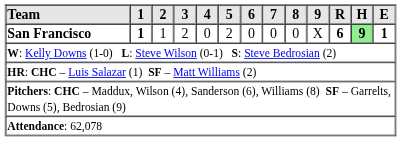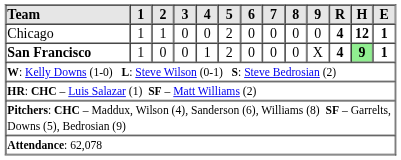+ row: (31, 33)
(141, 33) bold -> (141, 52) normal
(163, 33) 1 -> (163, 52) 0
(185, 33) 2 -> (185, 52) 0
(207, 33) 0 -> (207, 52) 1
(340, 33) 6 -> (340, 52) 4
